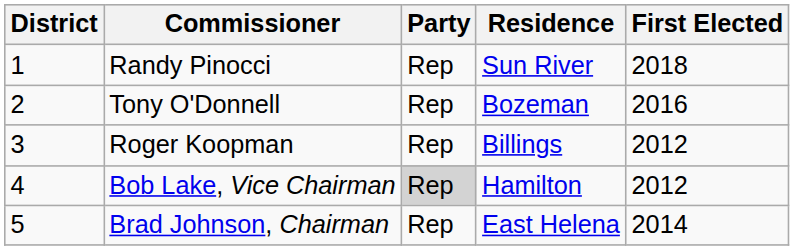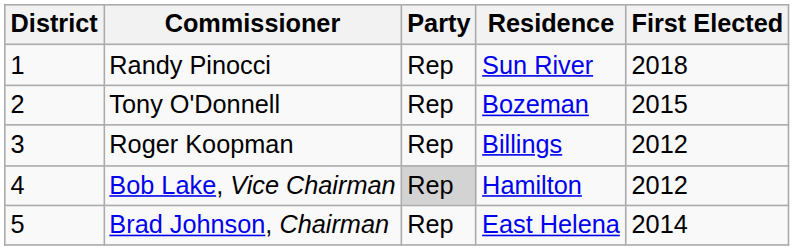(660, 104) 2016 -> (660, 104) 2015
